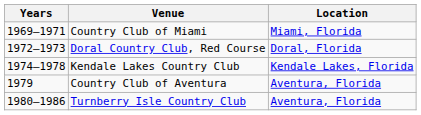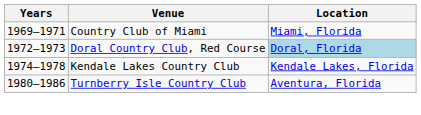(316, 48) no background -> (316, 48) lightblue background
- row: (149, 84)
